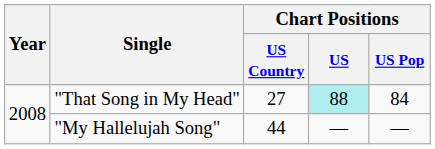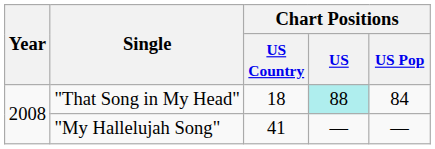(276, 98) 27 -> (276, 98) 18
(276, 128) 44 -> (276, 128) 41
